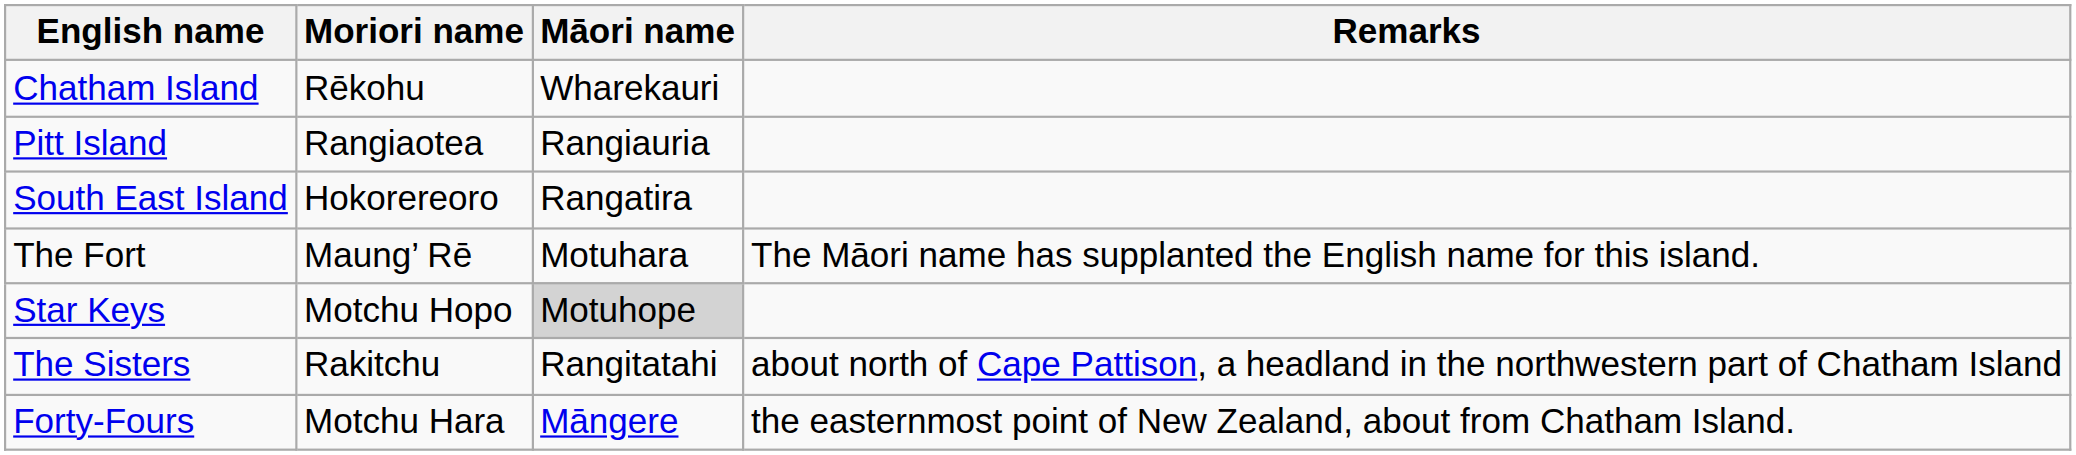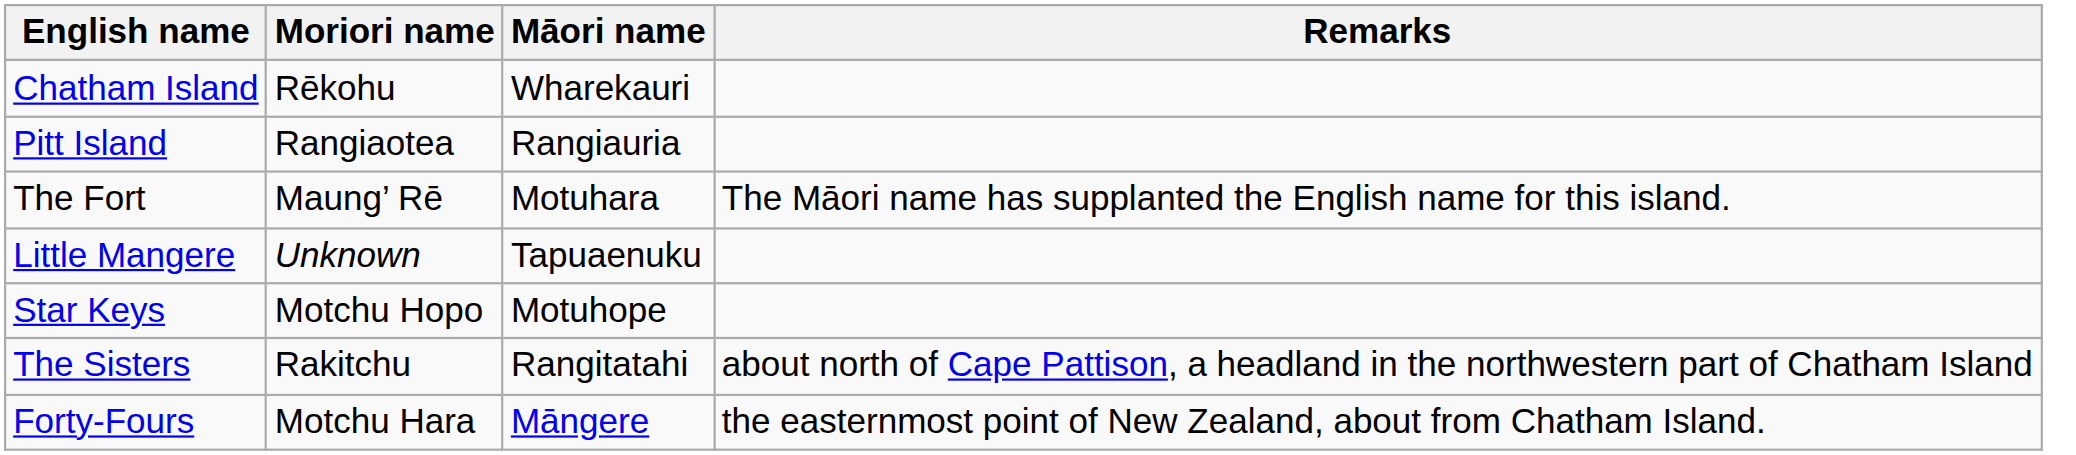- row: (151, 198)
+ row: (124, 254)
(618, 310) lightgrey background -> (589, 310) no background
